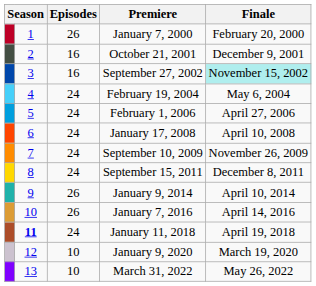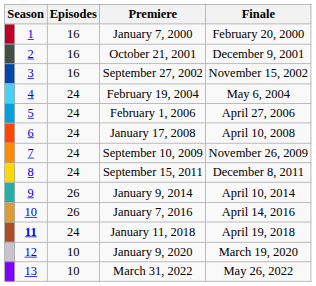(73, 34) 26 -> (73, 34) 16
(258, 73) paleturquoise background -> (258, 73) no background
